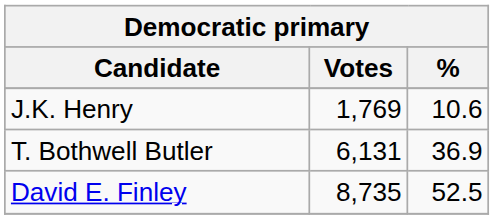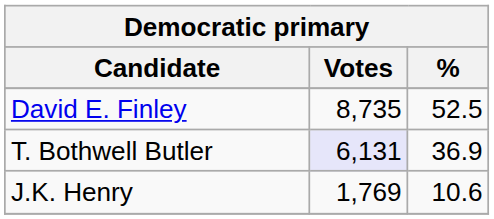rows swapped: (99, 192) <-> (72, 109)
(369, 151) no background -> (369, 151) lavender background
